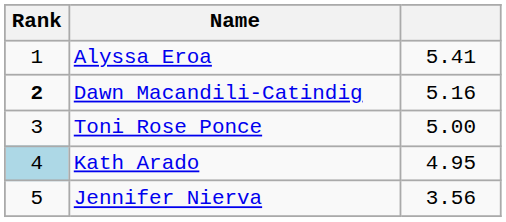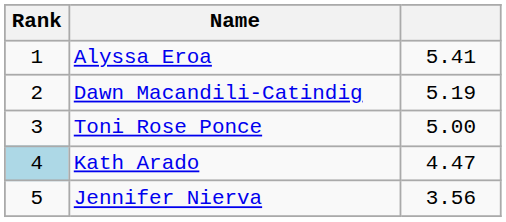(37, 93) bold -> (37, 93) normal
(451, 93) 5.16 -> (451, 93) 5.19
(451, 163) 4.95 -> (451, 163) 4.47
